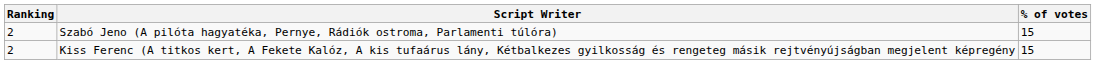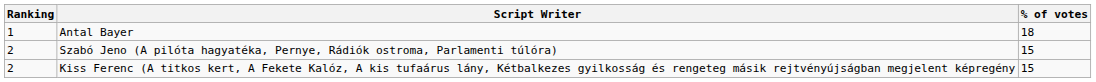+ row: (97, 32)
